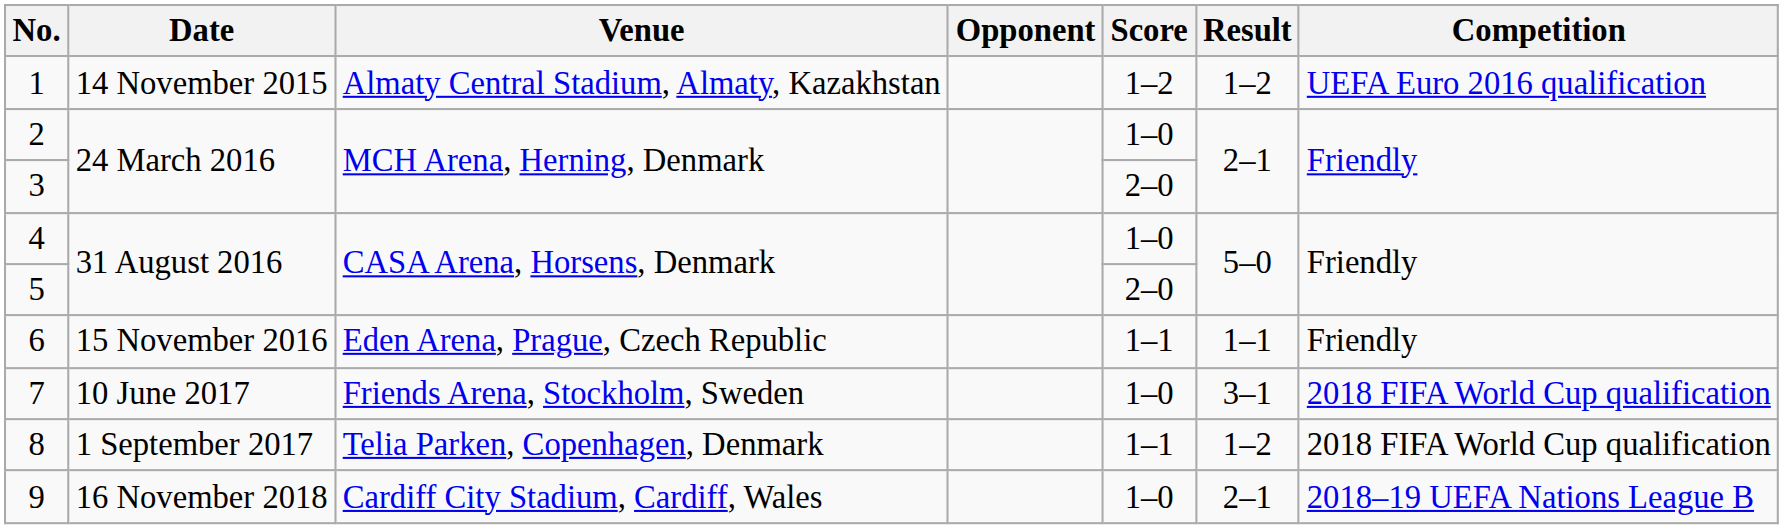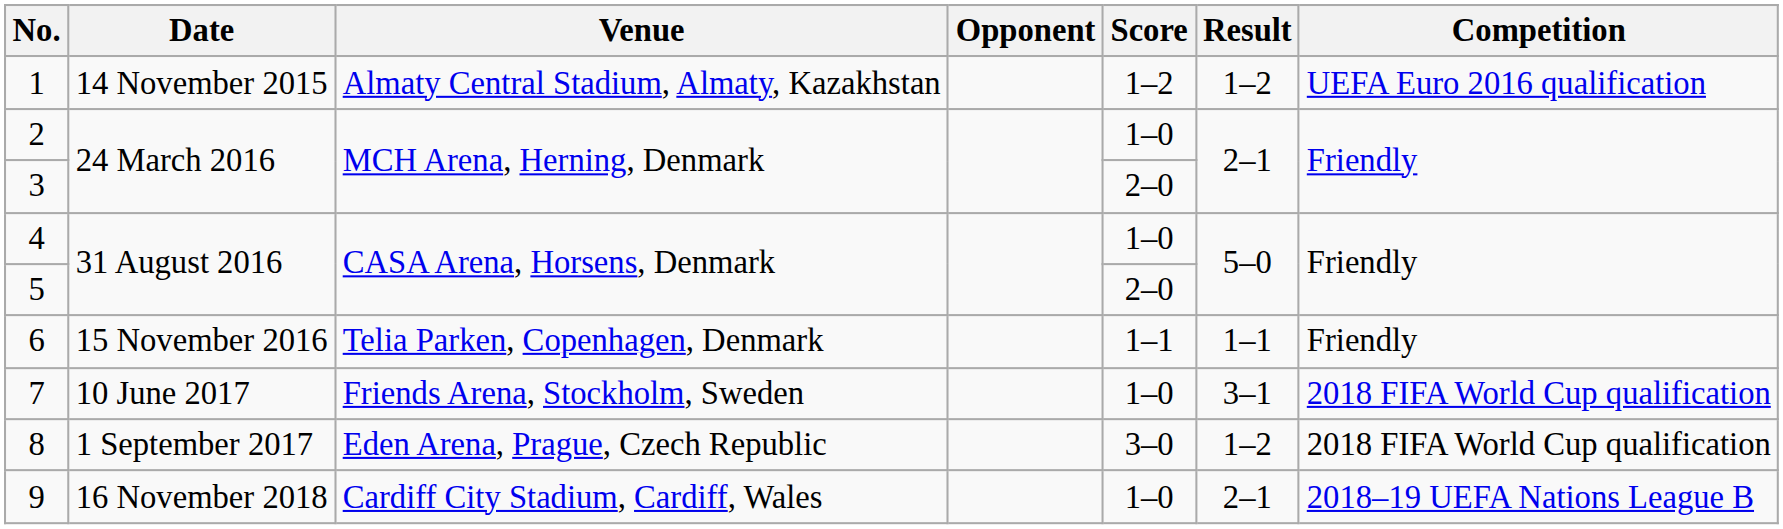(585, 340) Eden Arena, Prague, Czech Republic -> (583, 340) Telia Parken, Copenhagen, Denmark
(583, 444) Telia Parken, Copenhagen, Denmark -> (585, 444) Eden Arena, Prague, Czech Republic
(1149, 444) 1–1 -> (1149, 444) 3–0
